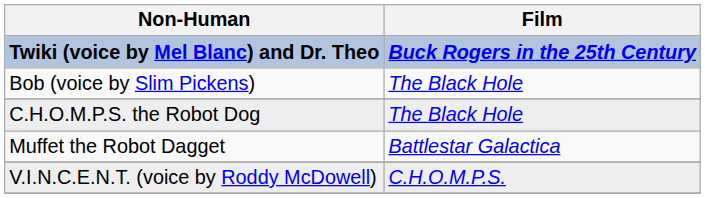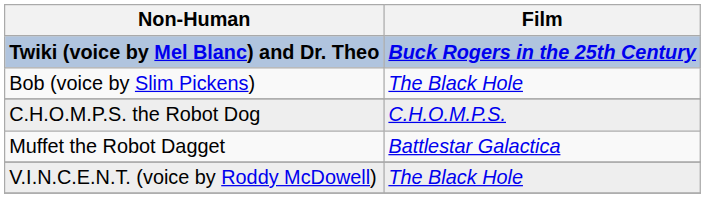(456, 114) The Black Hole -> (447, 114) C.H.O.M.P.S.
(447, 177) C.H.O.M.P.S. -> (456, 177) The Black Hole
